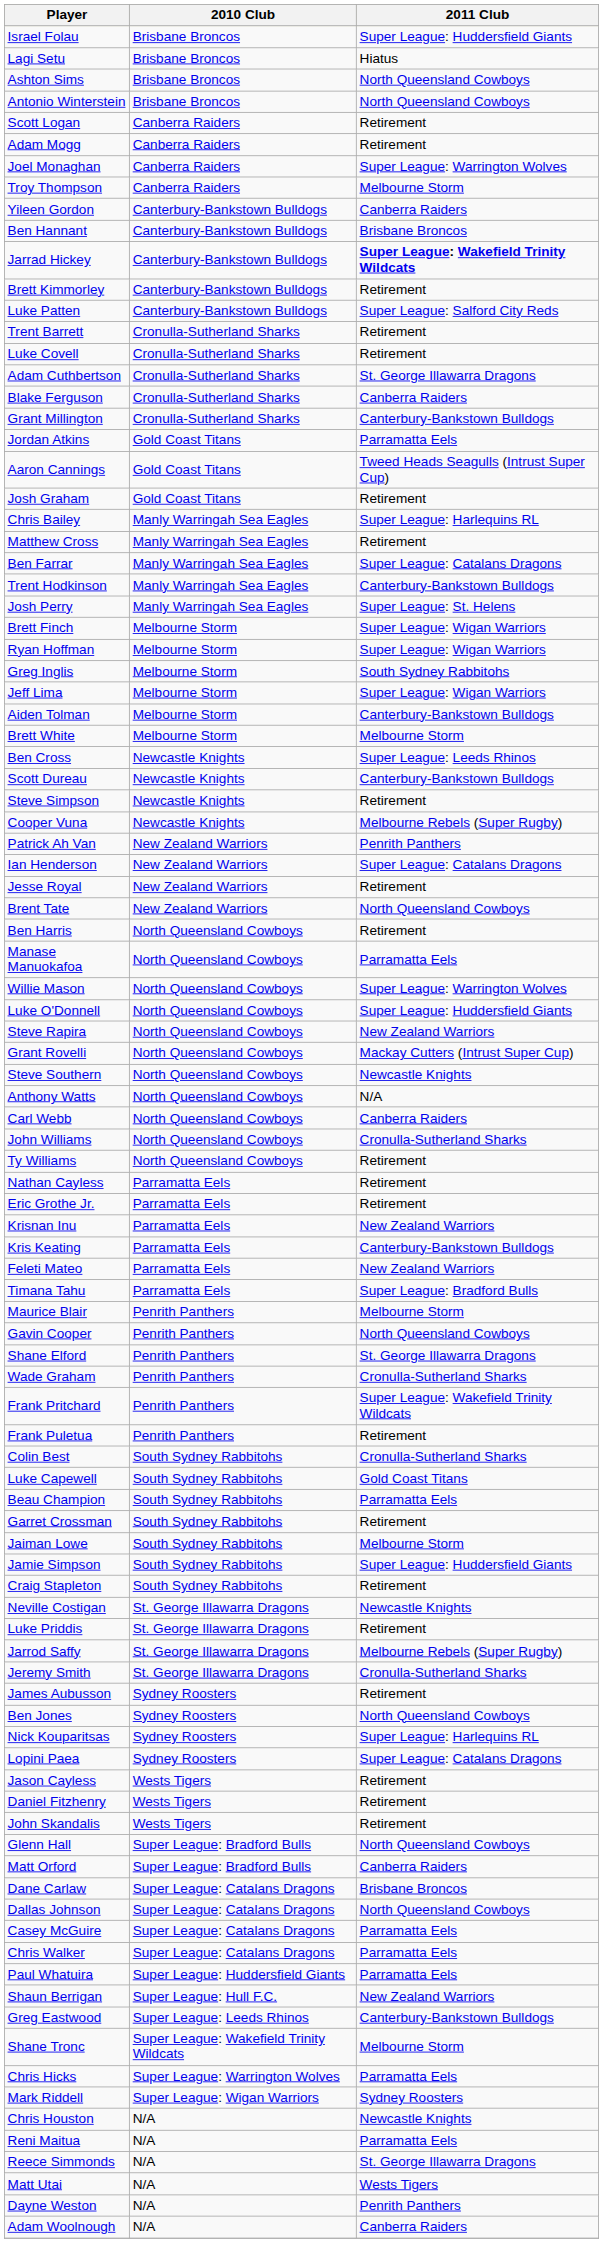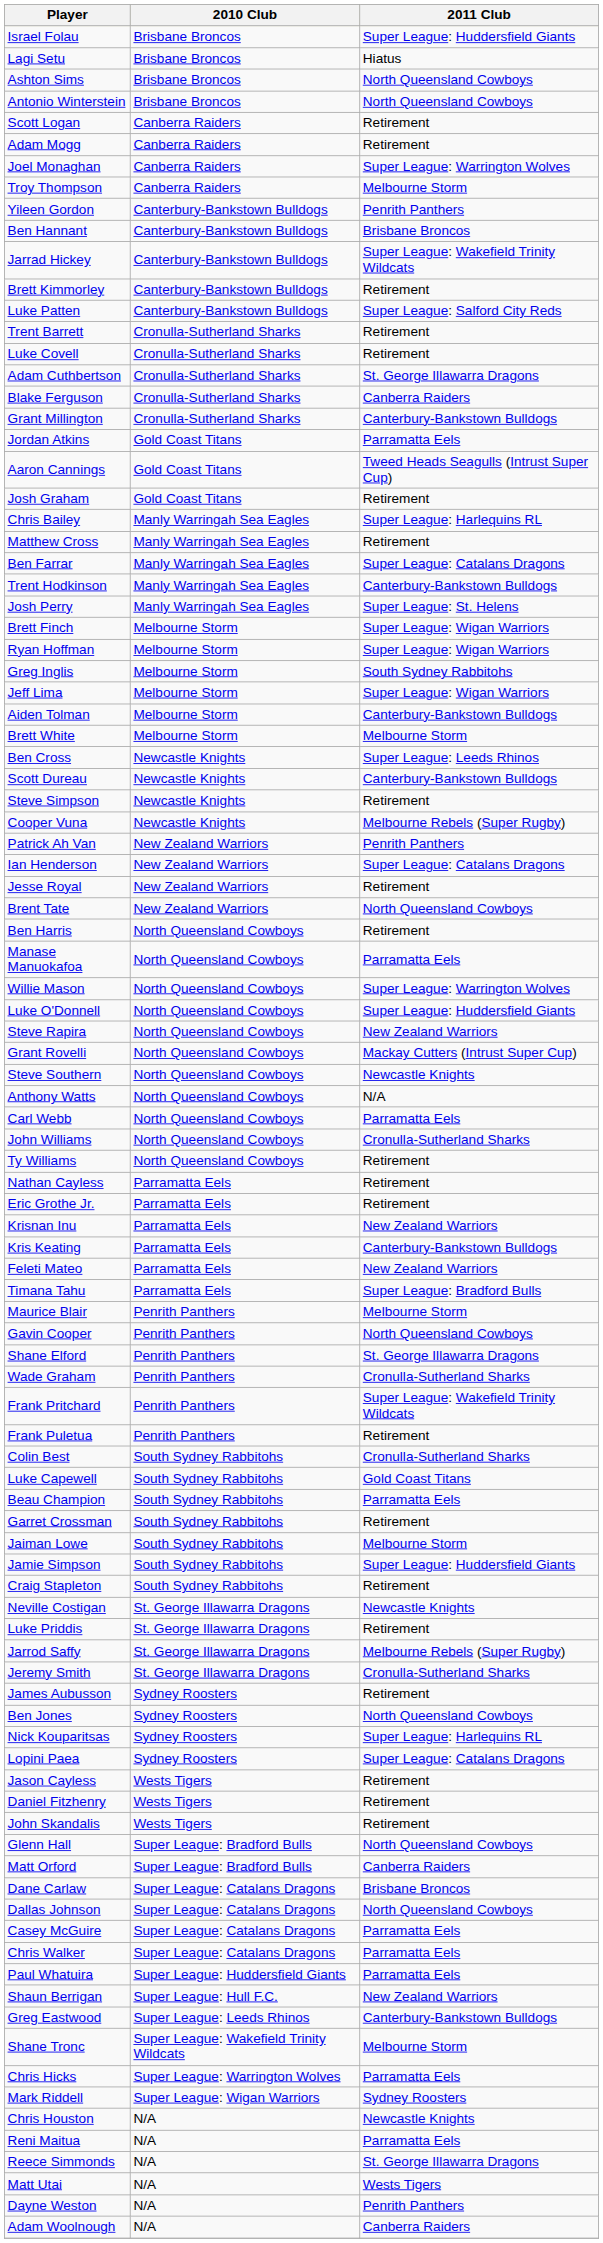(413, 209) Canberra Raiders -> (413, 209) Penrith Panthers
(463, 260) bold -> (459, 260) normal
(413, 1118) Canberra Raiders -> (412, 1118) Parramatta Eels
